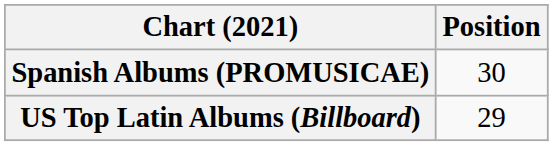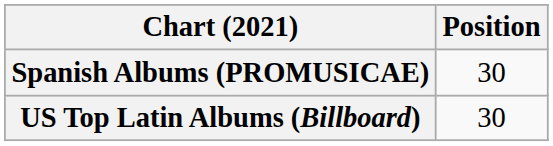(491, 117) 29 -> (491, 117) 30
